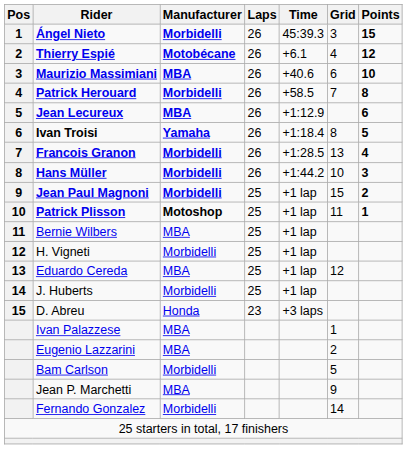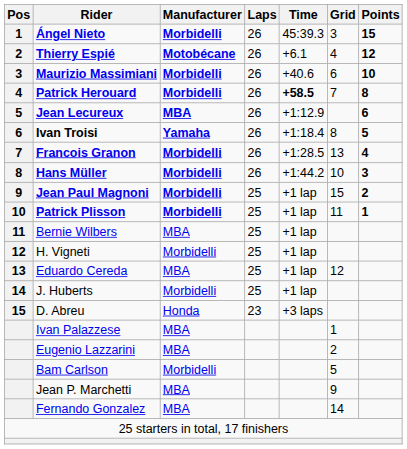(177, 74) MBA -> (192, 74) Morbidelli
(298, 93) normal -> (298, 93) bold
(193, 212) Motoshop -> (192, 212) Morbidelli
(189, 409) Morbidelli -> (176, 409) MBA
